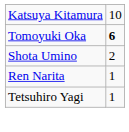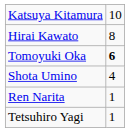+ row: (43, 35)
(112, 55) 2 -> (112, 76) 4
